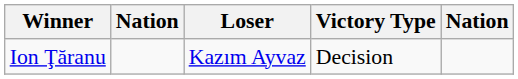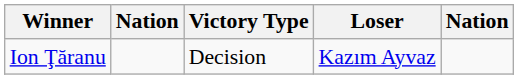columns swapped: (376, 21) <-> (247, 21)
